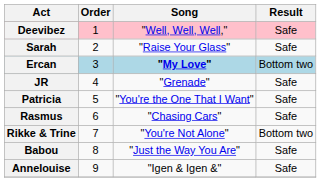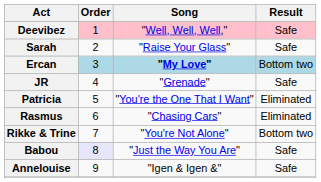(286, 99) Safe -> (286, 99) Eliminated
(286, 116) Safe -> (286, 116) Eliminated
(96, 151) no background -> (96, 151) lavender background
